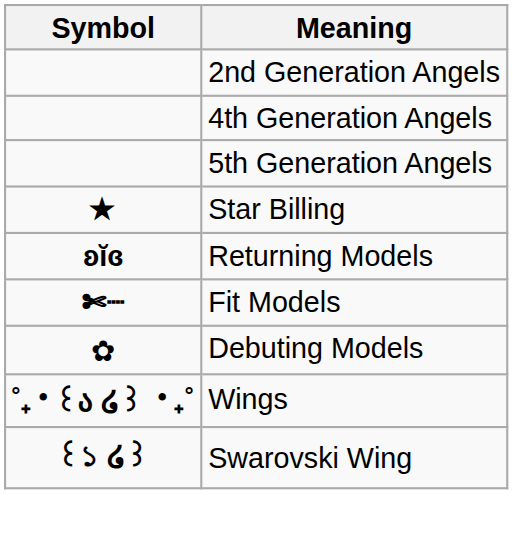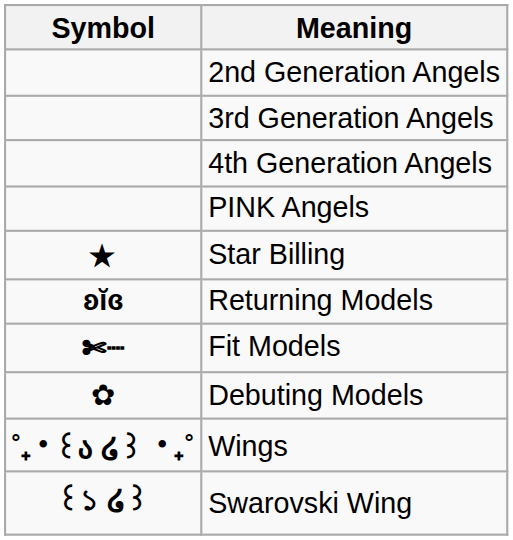+ row: (351, 118)
- row: (350, 163)
+ row: (289, 208)
